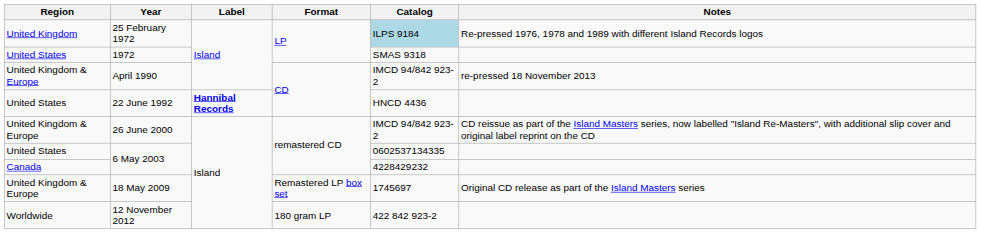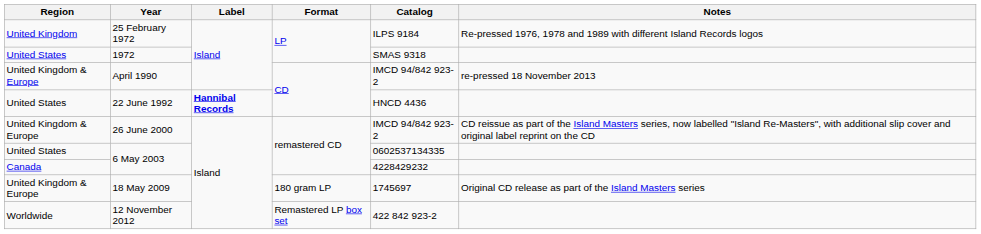(396, 33) lightblue background -> (396, 33) no background
(318, 188) Remastered LP box set -> (303, 188) 180 gram LP
(303, 215) 180 gram LP -> (318, 215) Remastered LP box set
